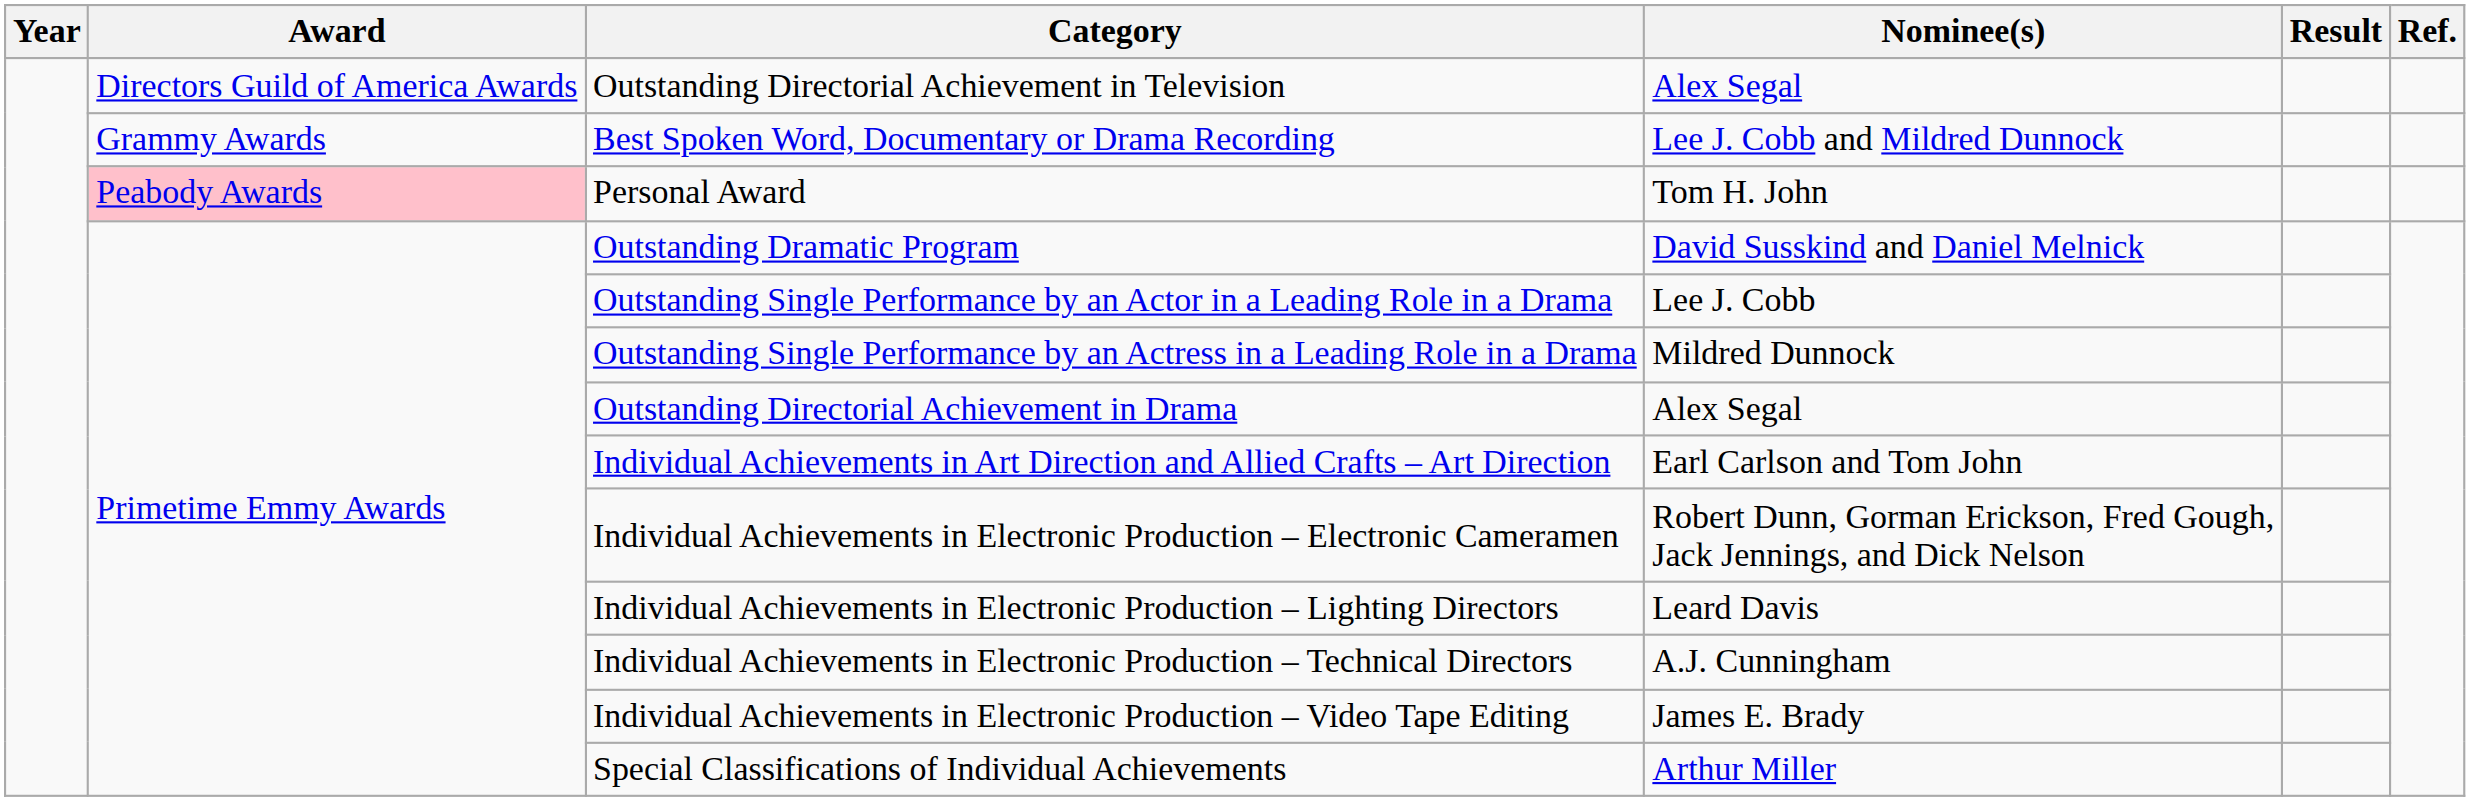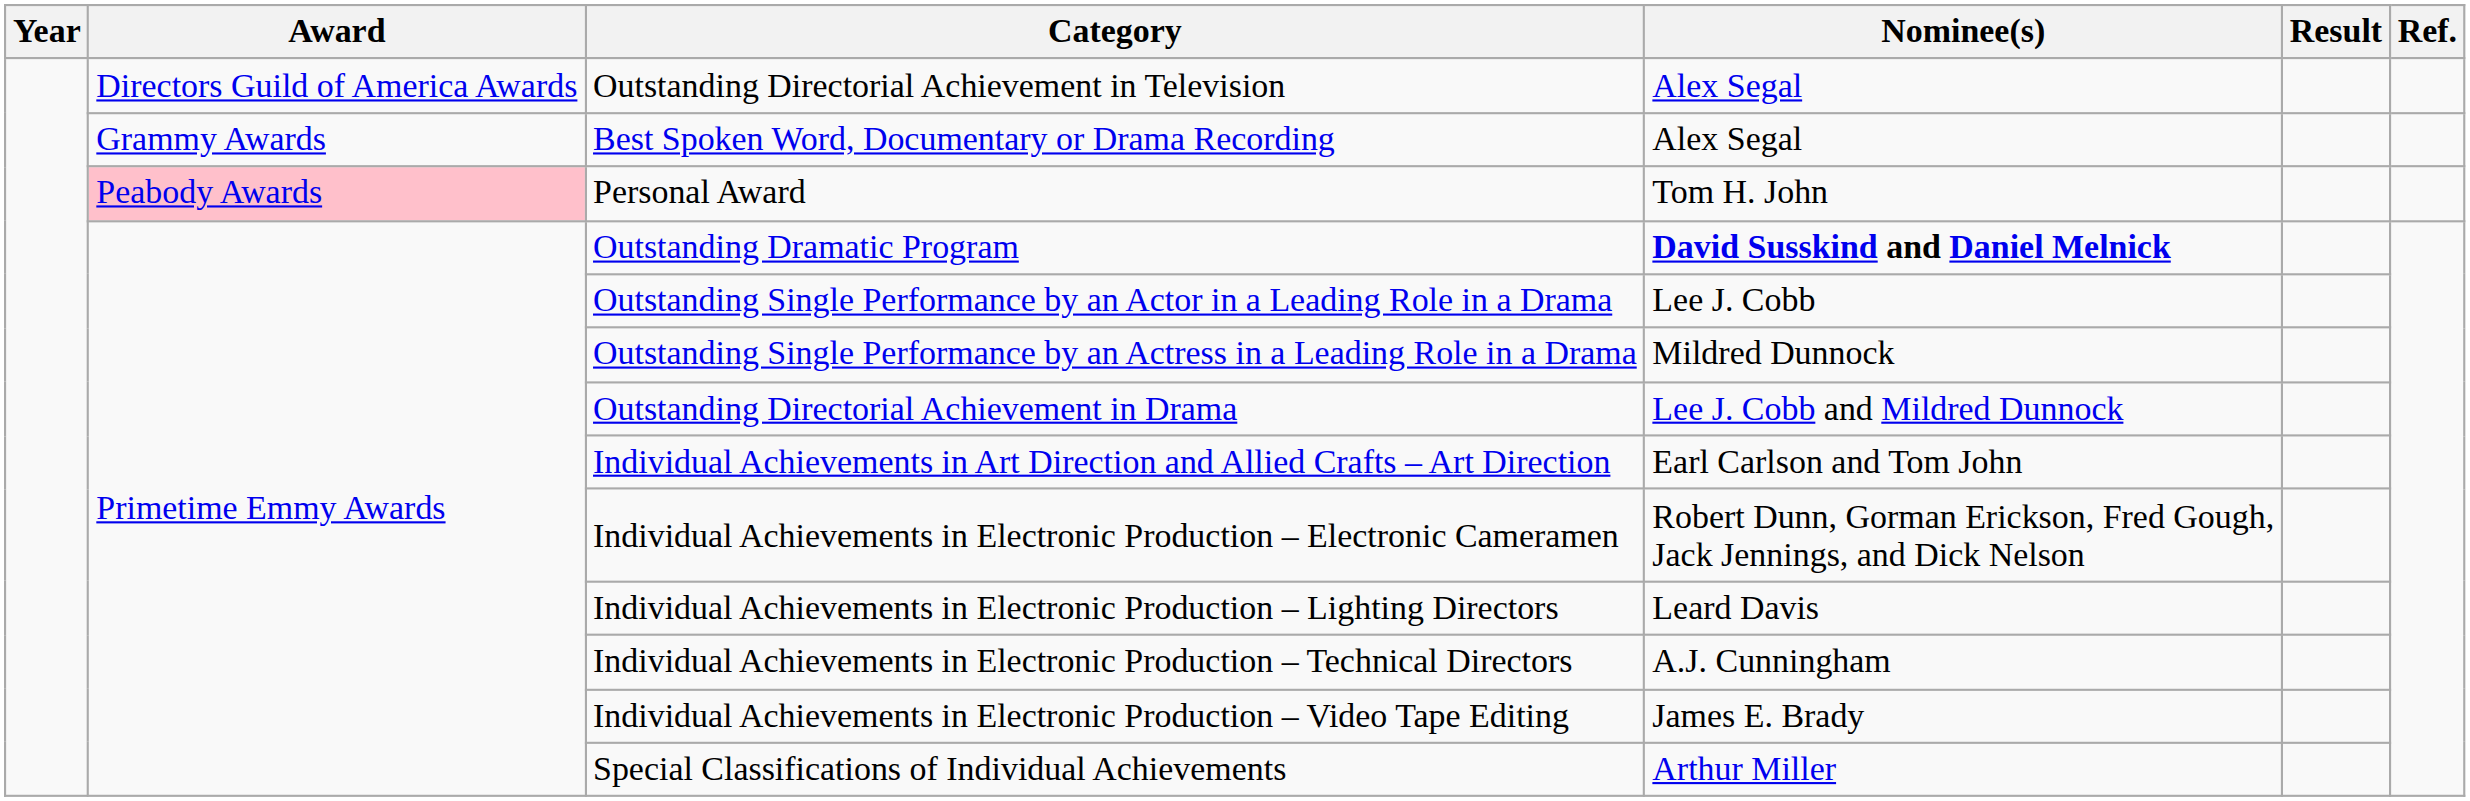(1888, 138) Lee J. Cobb and Mildred Dunnock -> (1727, 138) Alex Segal
(1898, 246) normal -> (1912, 246) bold
(1727, 407) Alex Segal -> (1888, 407) Lee J. Cobb and Mildred Dunnock
